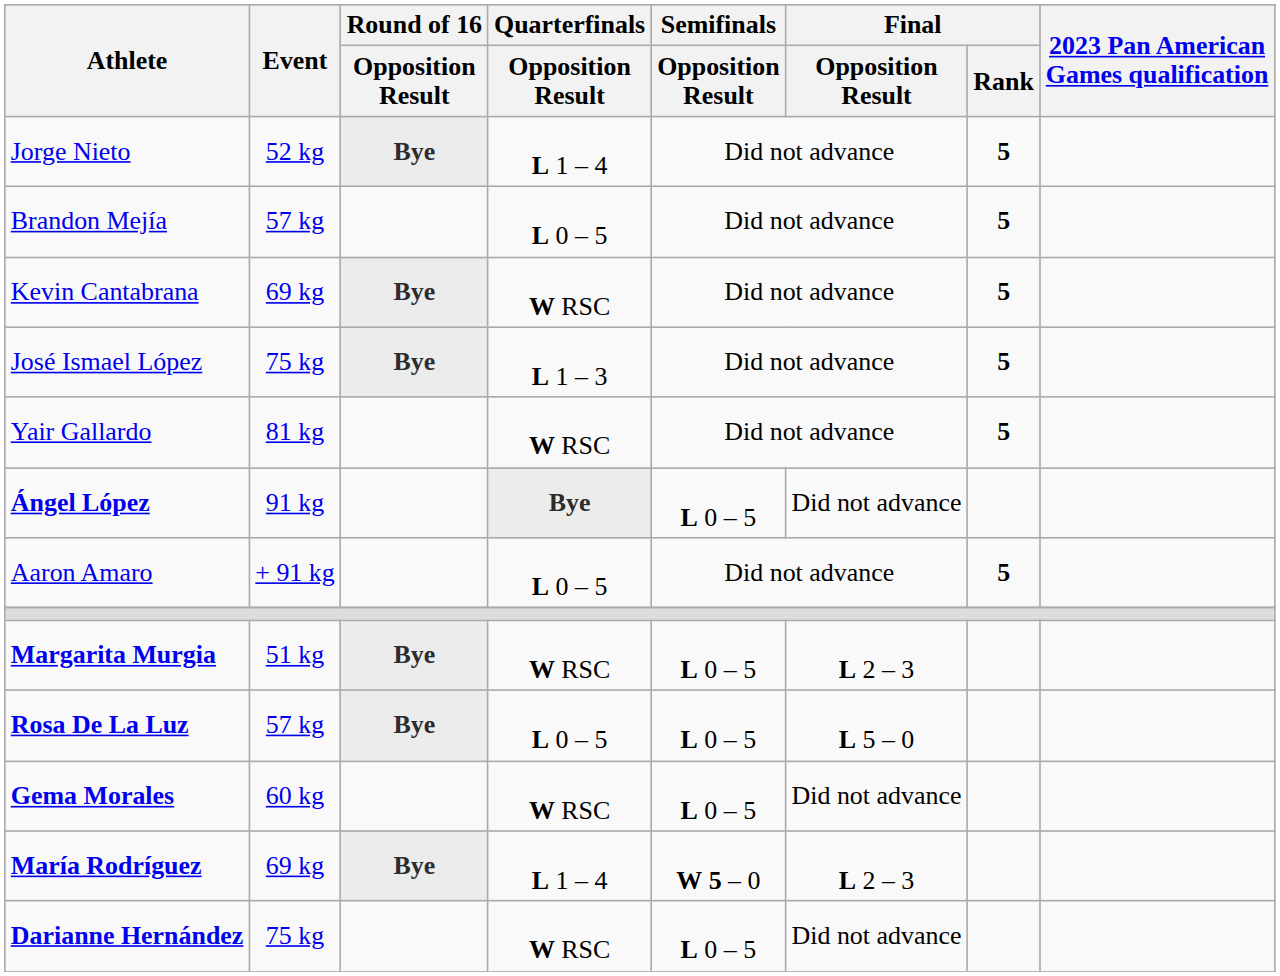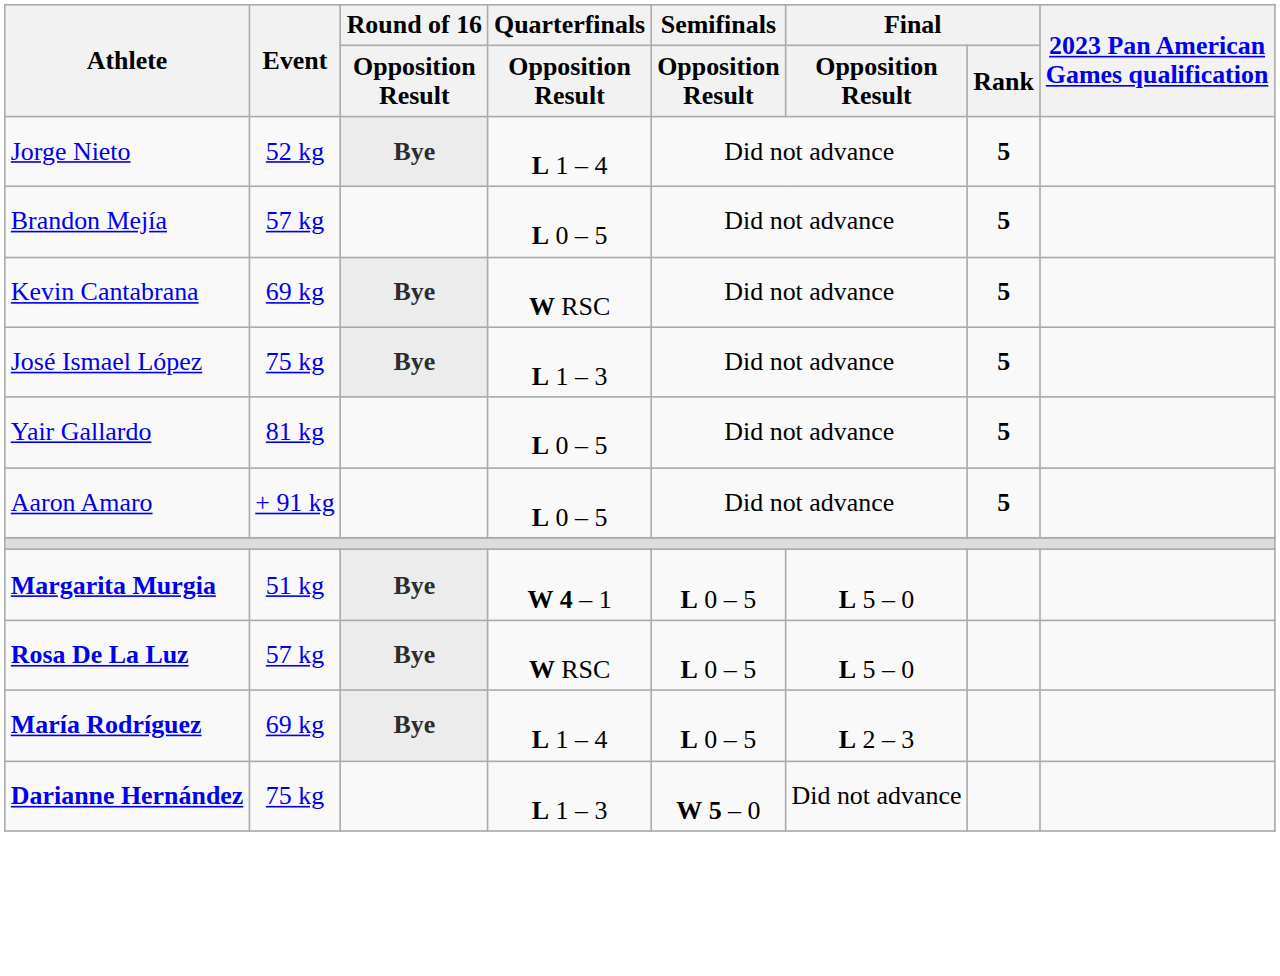(570, 446) W RSC -> (570, 446) L 0 – 5
- row: (80, 502)
(570, 669) W RSC -> (570, 599) W 4 – 1
(876, 669) L 2 – 3 -> (876, 599) L 5 – 0
(570, 739) L 0 – 5 -> (570, 669) W RSC
- row: (92, 795)
(718, 880) W 5 – 0 -> (718, 739) L 0 – 5
(570, 950) W RSC -> (570, 809) L 1 – 3
(718, 950) L 0 – 5 -> (718, 809) W 5 – 0
